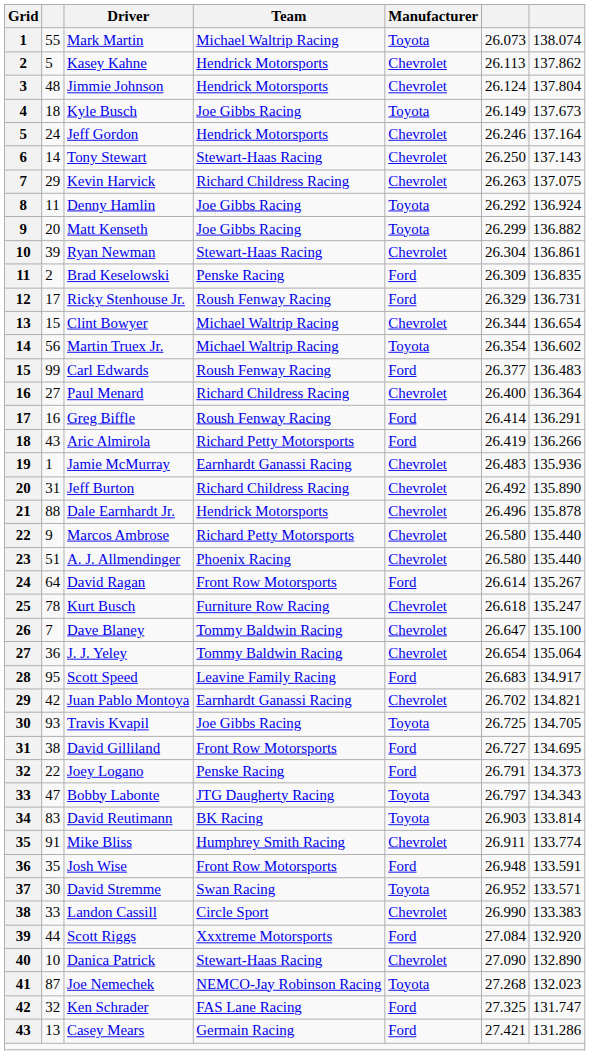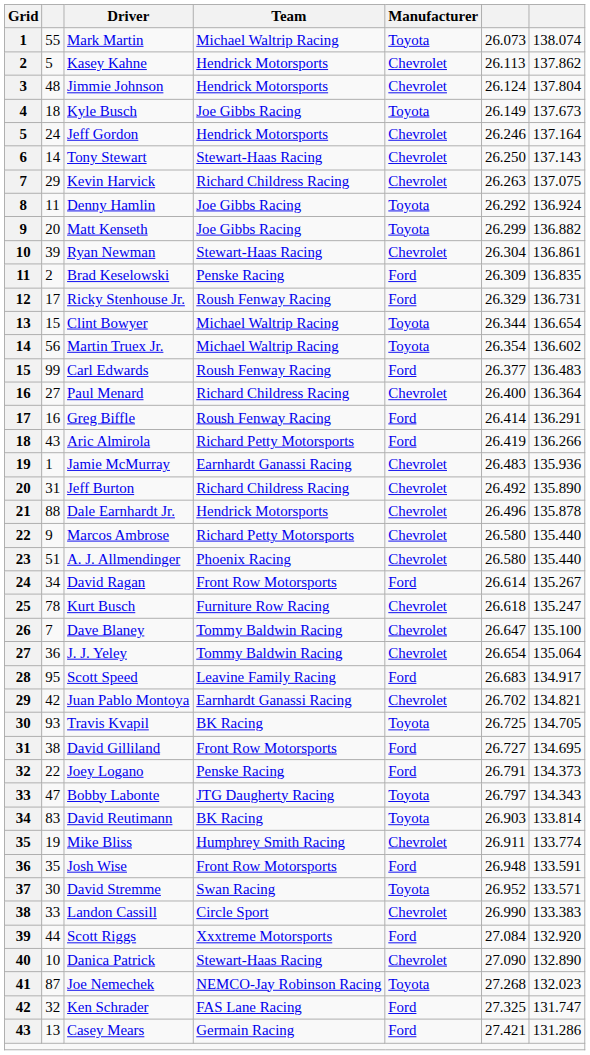(418, 323) Chevrolet -> (409, 323) Toyota
(53, 582) 64 -> (53, 582) 34
(249, 724) Joe Gibbs Racing -> (230, 724) BK Racing
(53, 842) 91 -> (53, 842) 19
